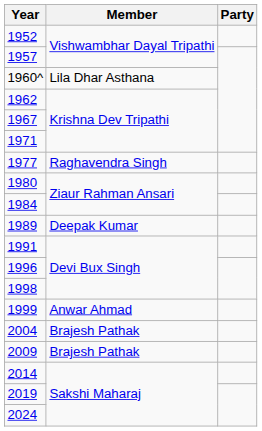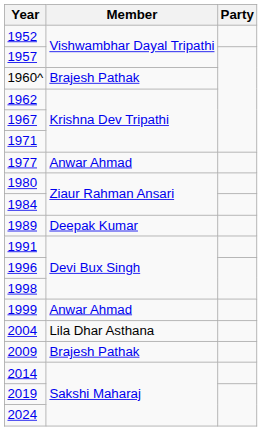(102, 78) Lila Dhar Asthana -> (94, 78) Brajesh Pathak
(108, 162) Raghavendra Singh -> (91, 162) Anwar Ahmad
(94, 330) Brajesh Pathak -> (102, 330) Lila Dhar Asthana
